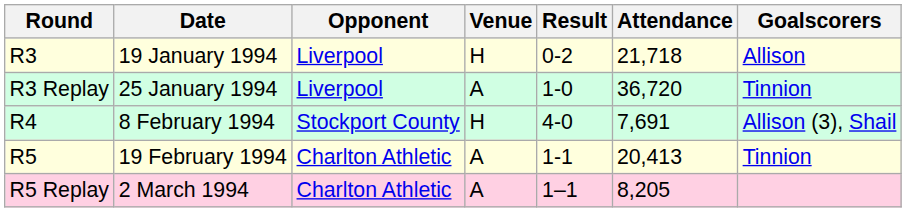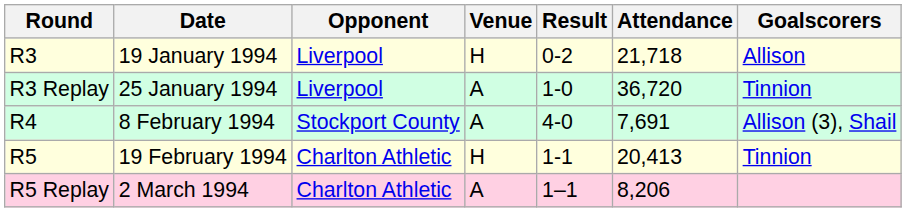(477, 122) H -> (477, 122) A
(477, 156) A -> (477, 156) H
(644, 190) 8,205 -> (644, 190) 8,206
